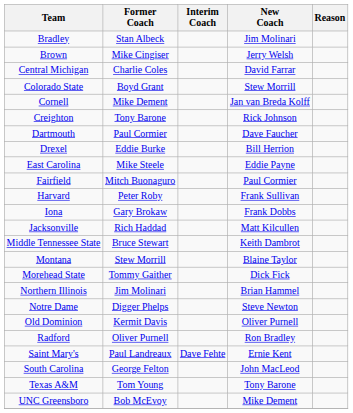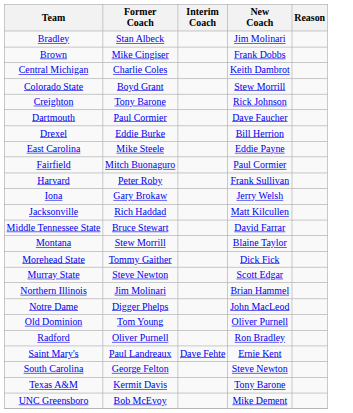(270, 54) Jerry Welsh -> (260, 54) Frank Dobbs
(270, 70) David Farrar -> (260, 70) Keith Dambrot
- row: (54, 102)
(270, 212) Frank Dobbs -> (260, 196) Jerry Welsh
(270, 243) Keith Dambrot -> (260, 228) David Farrar
+ row: (54, 275)
(270, 306) Steve Newton -> (260, 306) John MacLeod
(140, 322) Kermit Davis -> (140, 322) Tom Young
(270, 369) John MacLeod -> (260, 369) Steve Newton
(140, 385) Tom Young -> (140, 385) Kermit Davis
